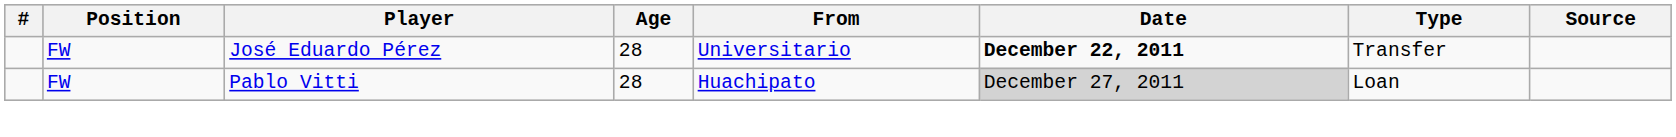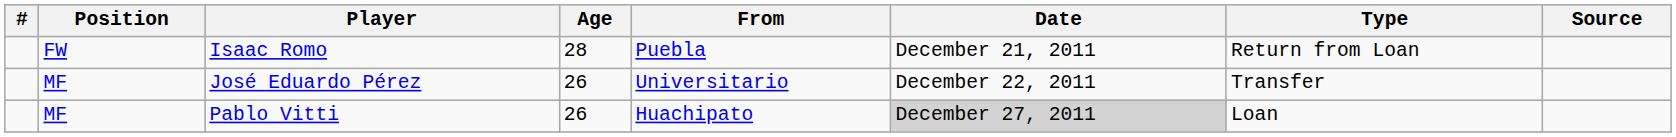+ row: (268, 53)
(59, 53) FW -> (55, 84) MF
(631, 53) 28 -> (576, 84) 26
(1084, 53) bold -> (996, 84) normal
(59, 84) FW -> (55, 116) MF
(631, 84) 28 -> (576, 116) 26
